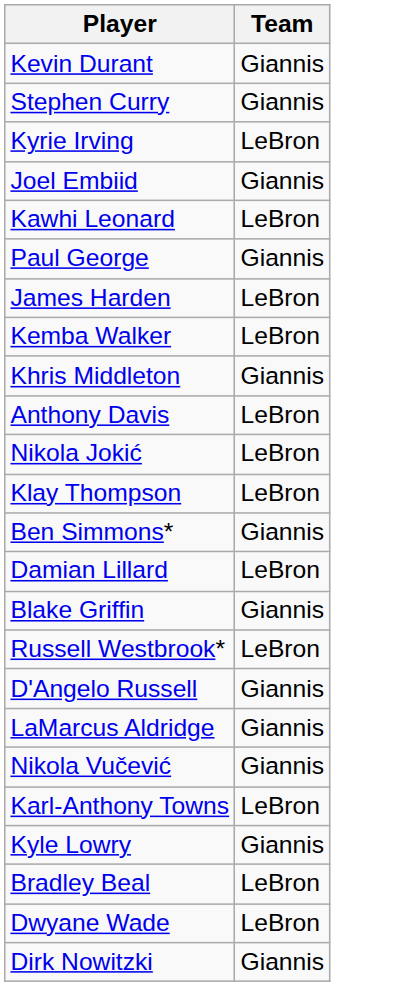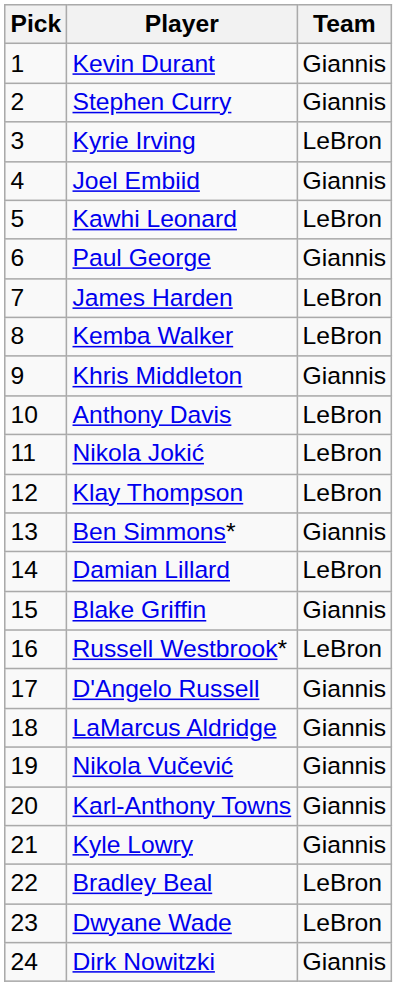+ column: (36, 24)
(280, 805) LeBron -> (344, 805) Giannis
